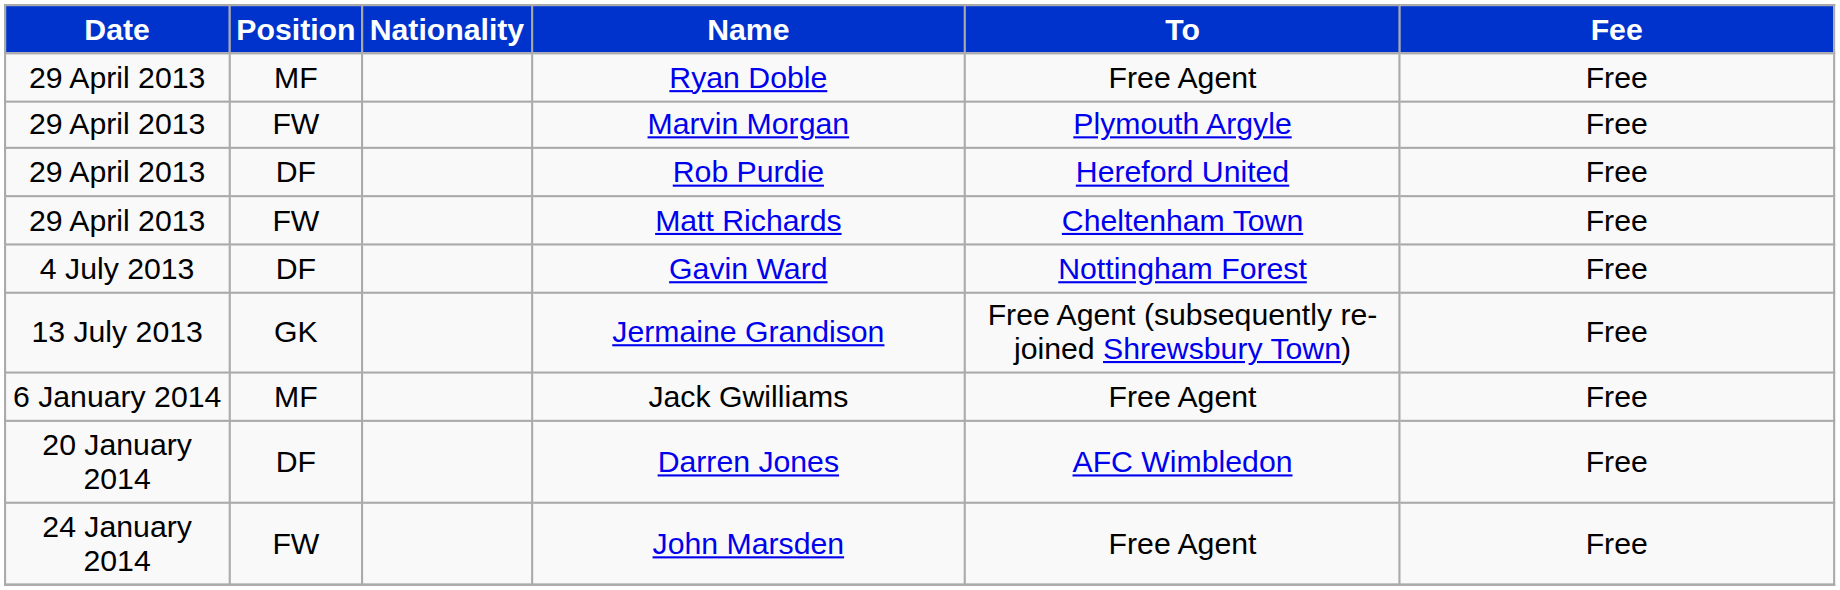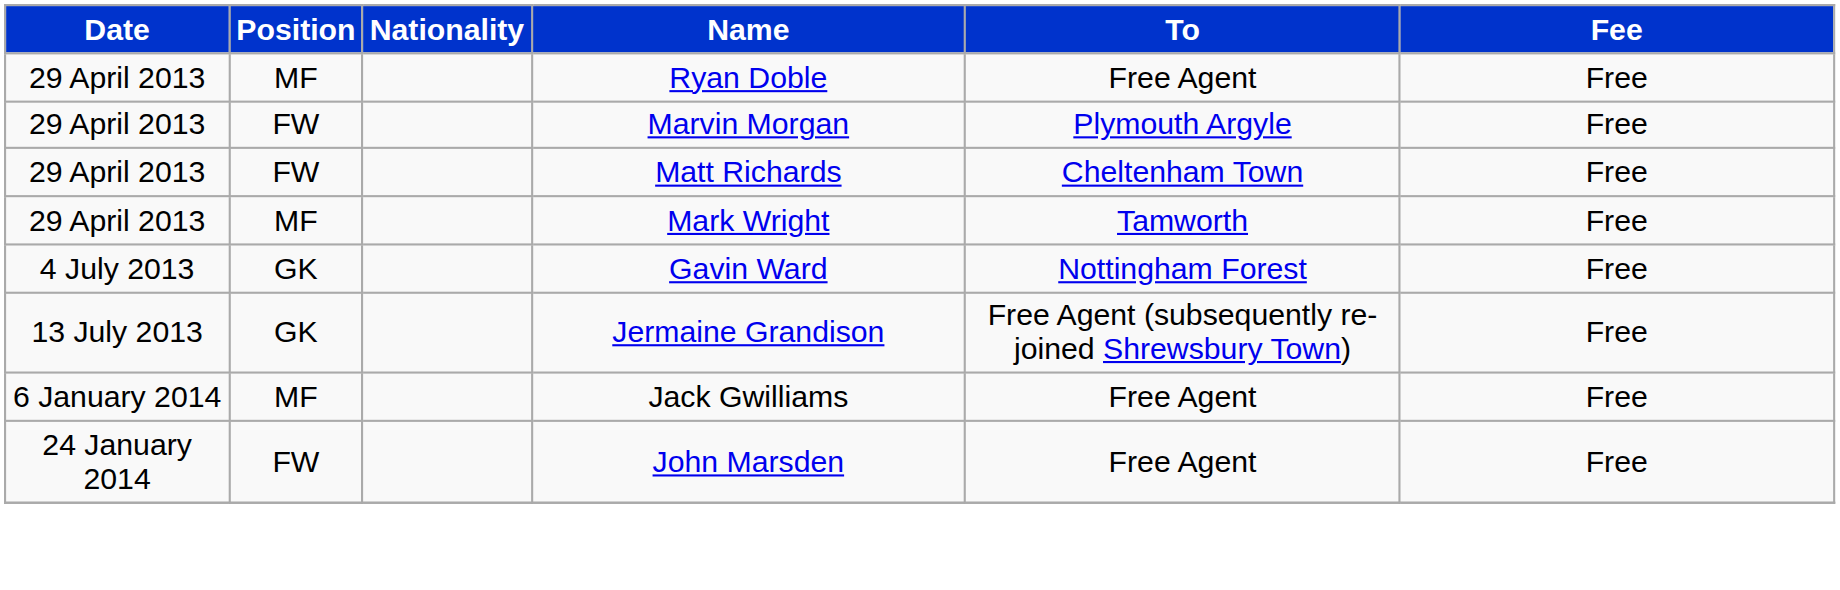- row: (748, 173)
+ row: (748, 220)
(296, 268) DF -> (296, 268) GK
- row: (748, 462)
